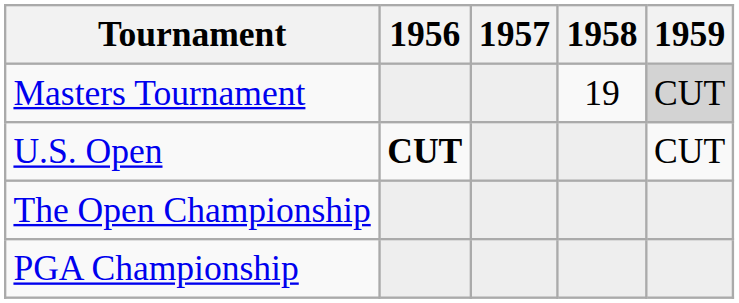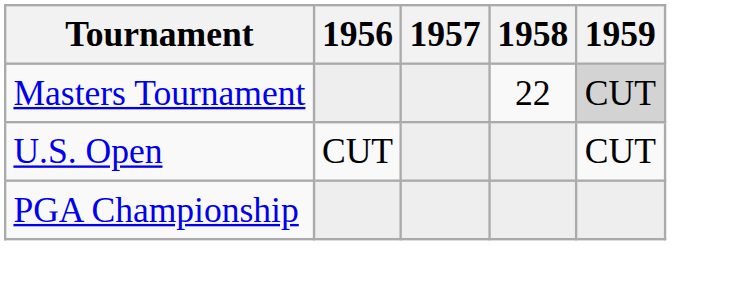(602, 92) 19 -> (533, 92) 22
(425, 151) bold -> (357, 151) normal
- row: (192, 209)
